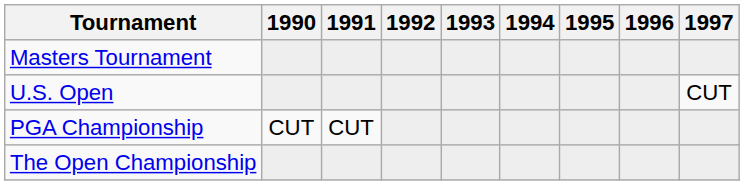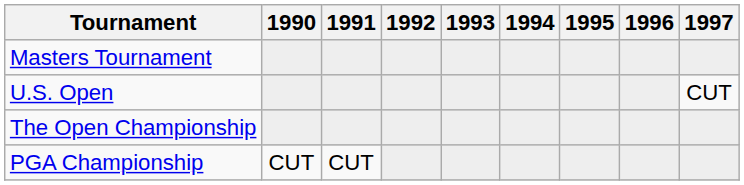rows swapped: (133, 163) <-> (107, 128)
